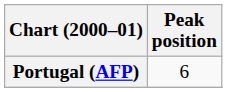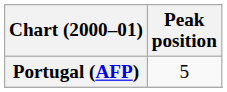(184, 71) 6 -> (184, 71) 5
